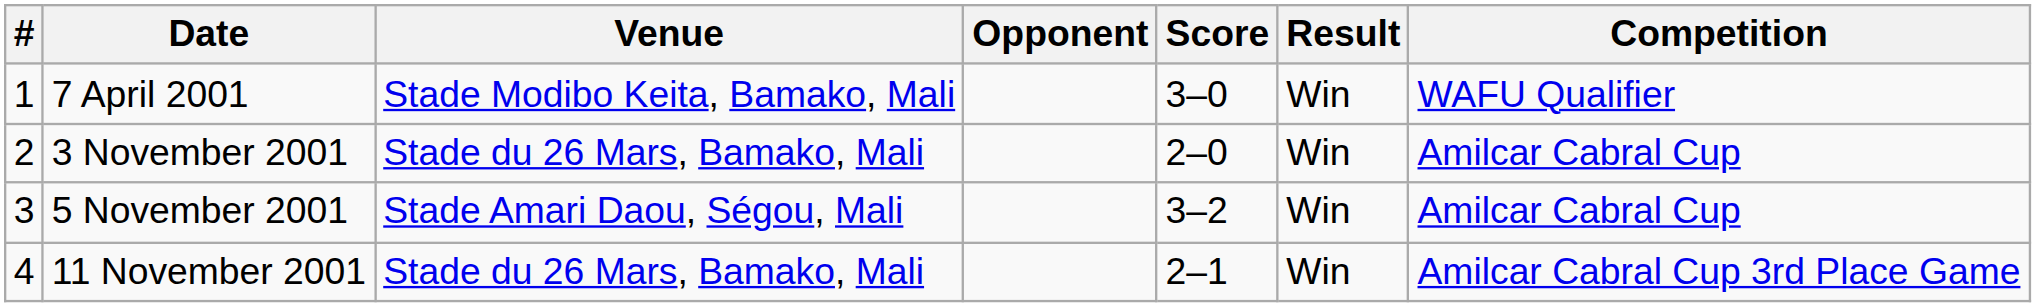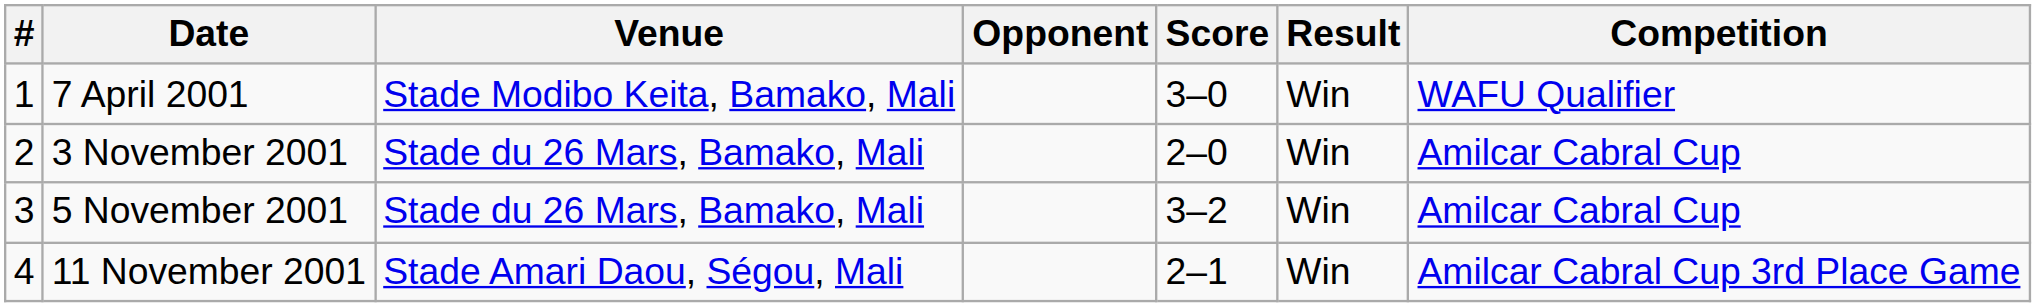(643, 211) Stade Amari Daou, Ségou, Mali -> (654, 211) Stade du 26 Mars, Bamako, Mali
(654, 270) Stade du 26 Mars, Bamako, Mali -> (643, 270) Stade Amari Daou, Ségou, Mali
